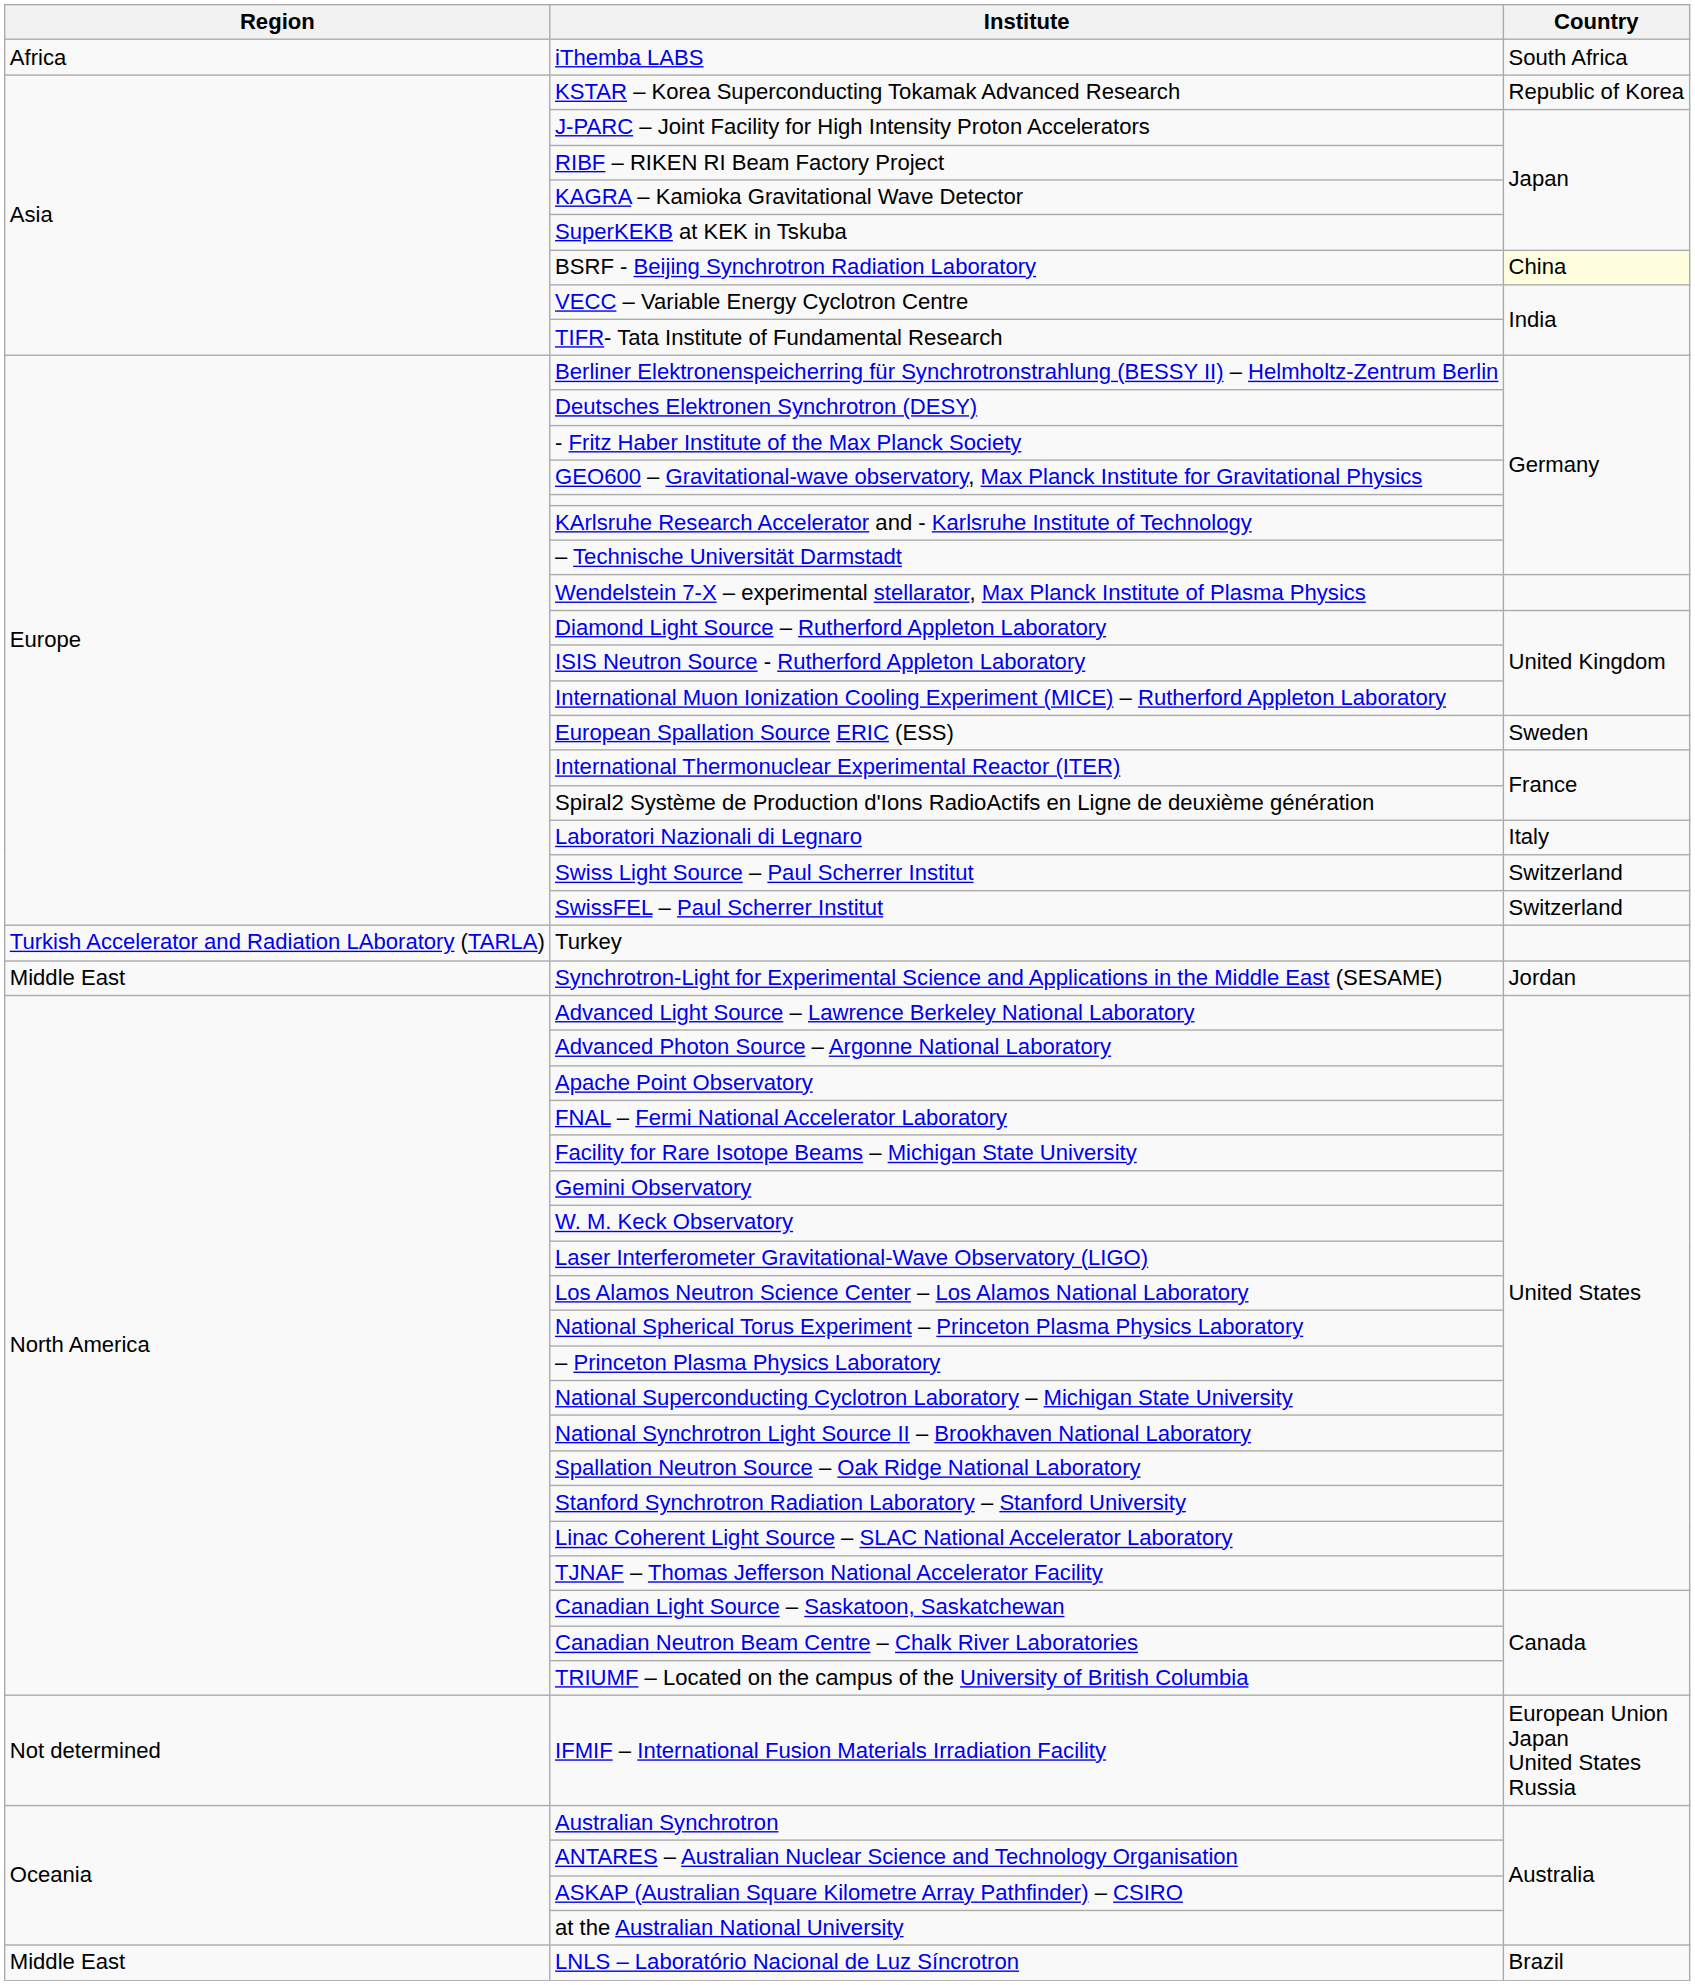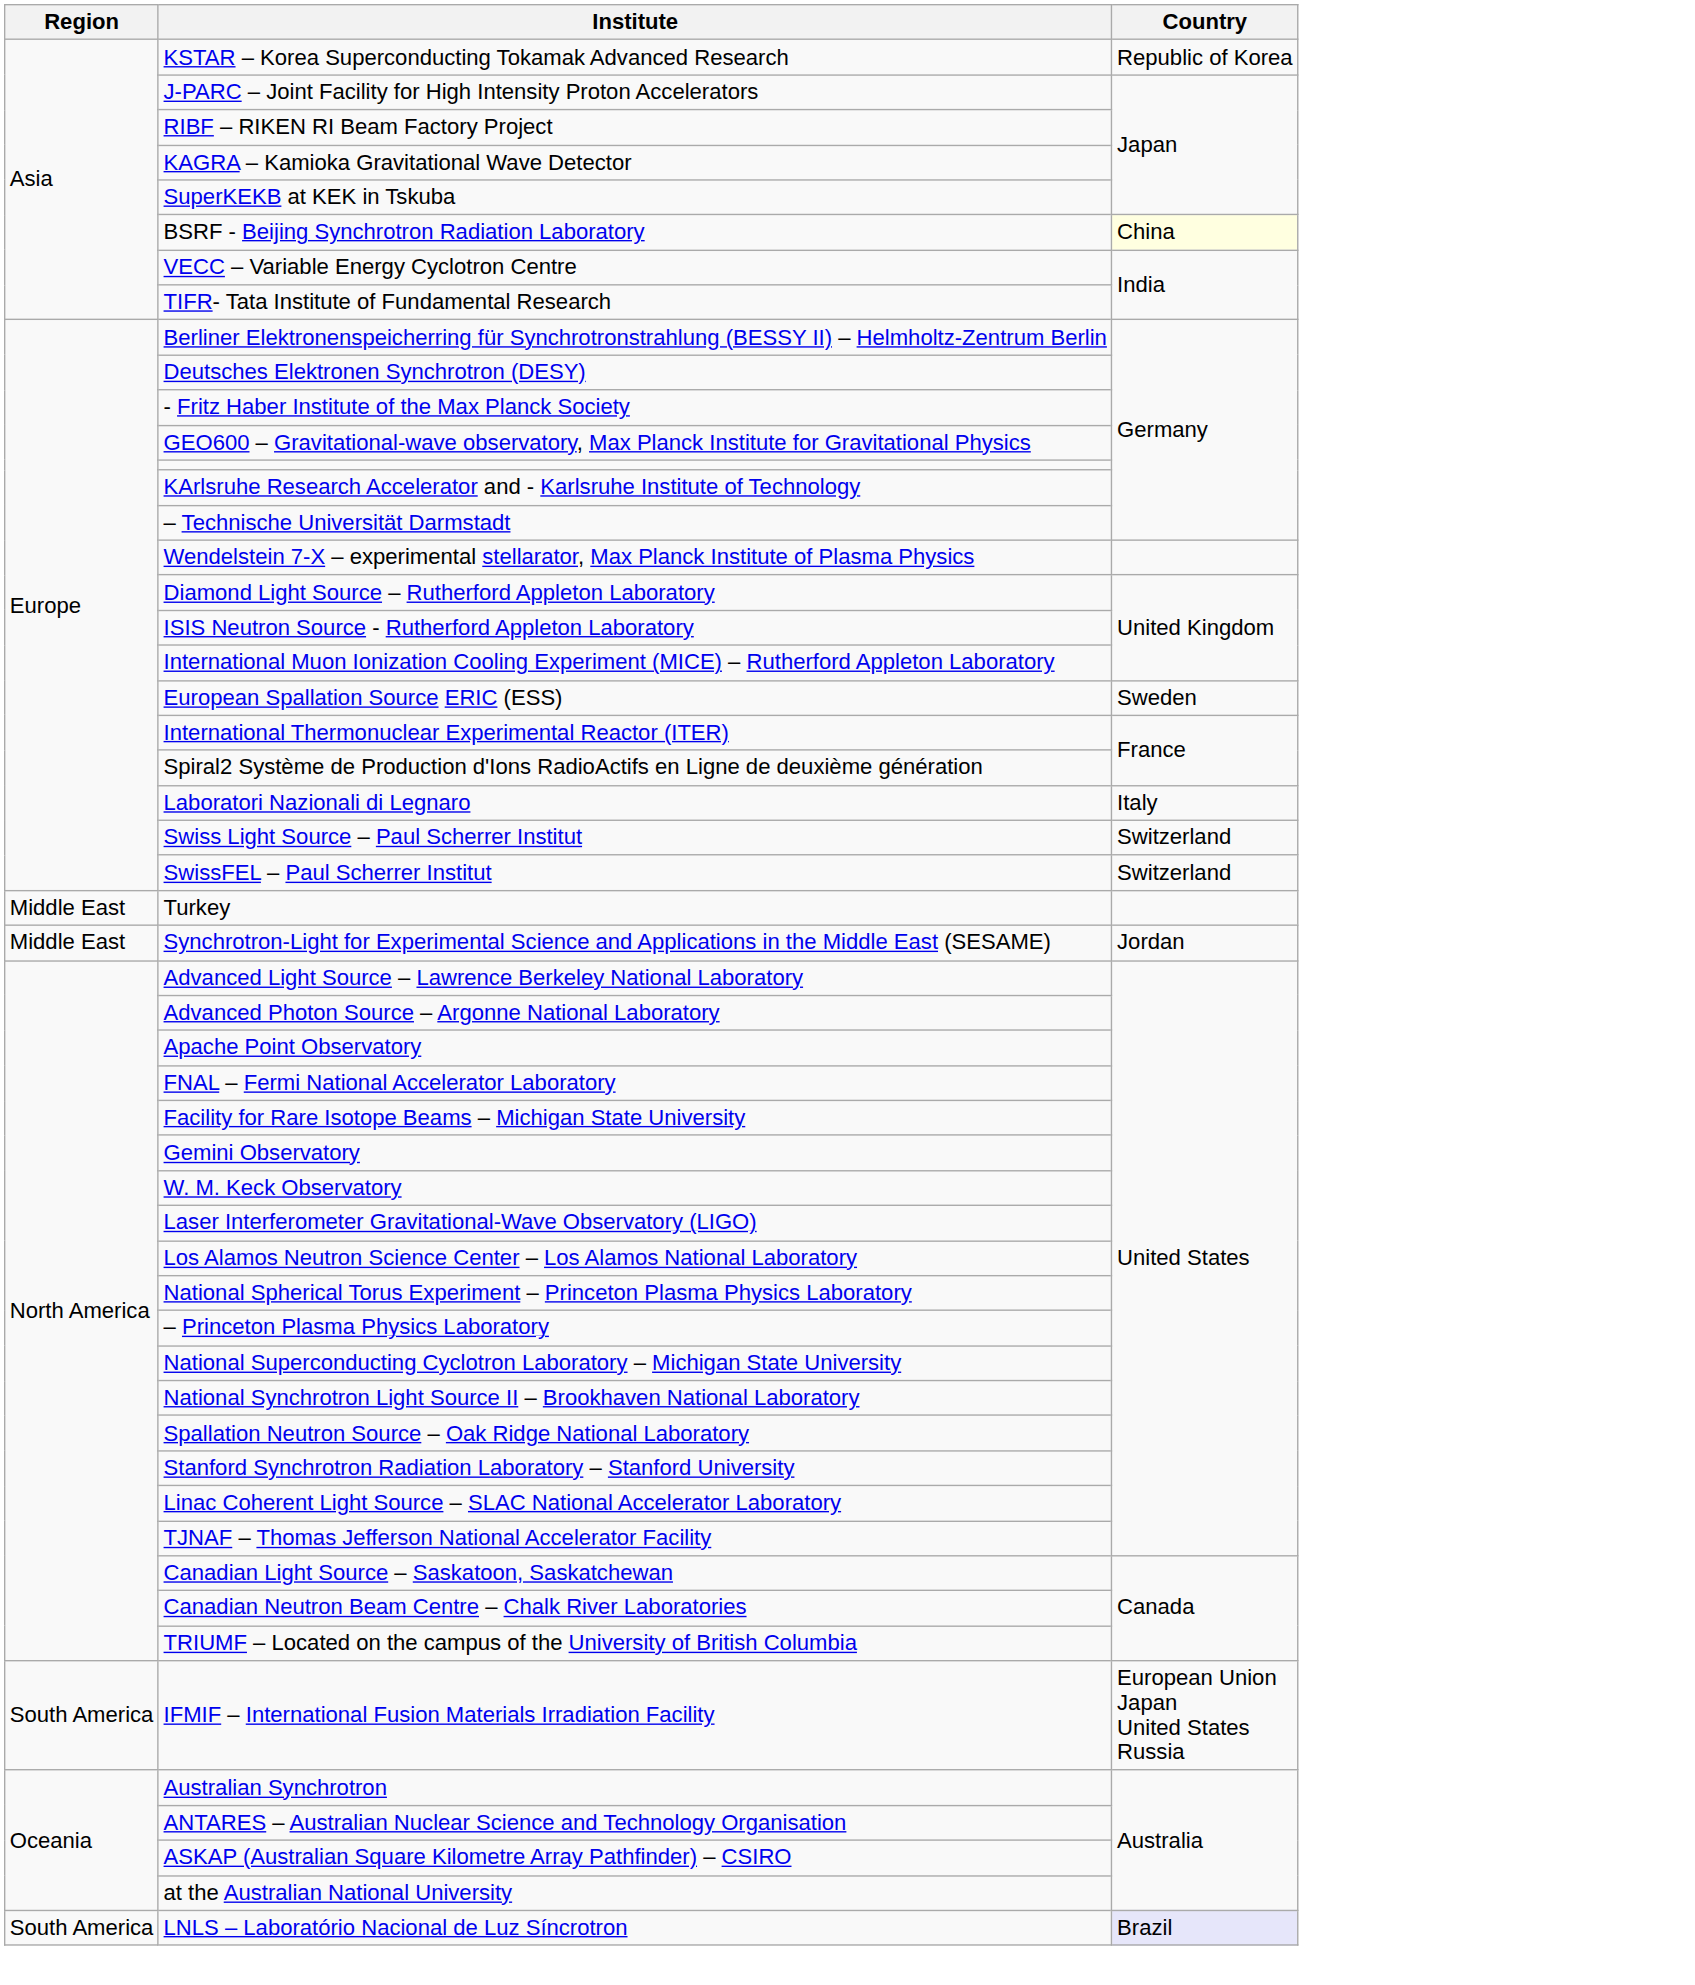- row: (629, 57)
(277, 942) Turkish Accelerator and Radiation LAboratory (TARLA) -> (67, 907) Middle East
(85, 1750) Not determined -> (82, 1715) South America
(67, 1962) Middle East -> (82, 1927) South America
(1536, 1962) no background -> (1145, 1927) lavender background
